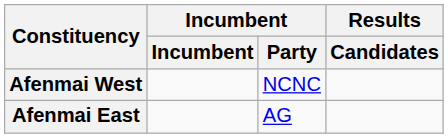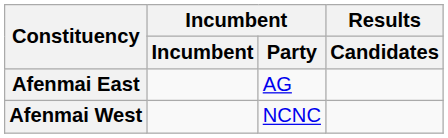rows swapped: (76, 116) <-> (76, 84)
